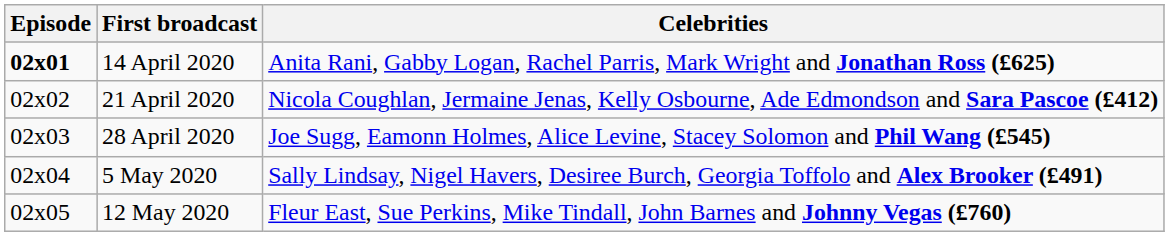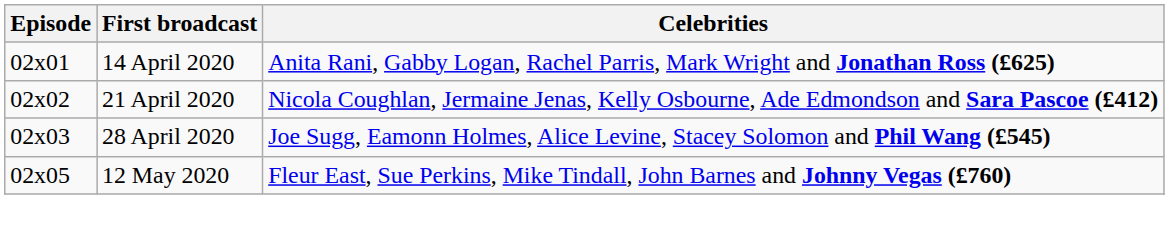(40, 61) bold -> (40, 61) normal
- row: (160, 174)
